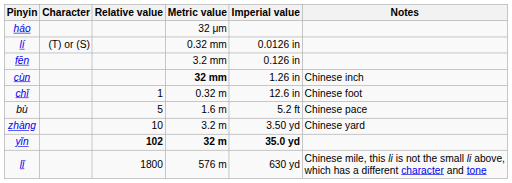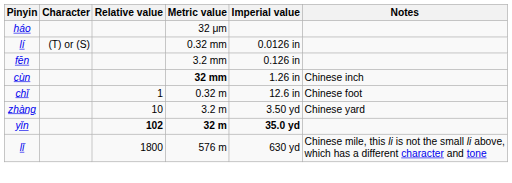- row: (22, 110)
